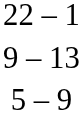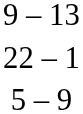rows swapped: (41, 57) <-> (41, 15)
